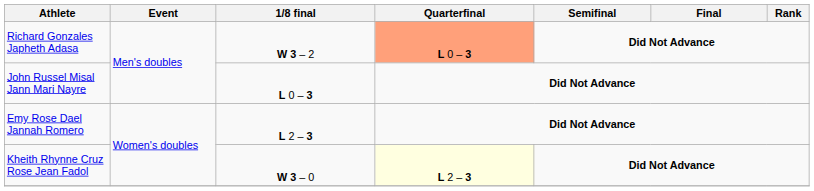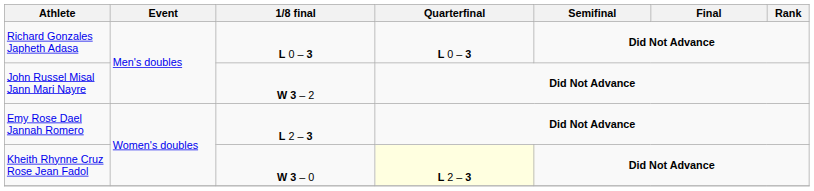(296, 54) W 3 – 2 -> (296, 54) L 0 – 3
(455, 54) lightsalmon background -> (455, 54) no background
(296, 95) L 0 – 3 -> (296, 95) W 3 – 2
